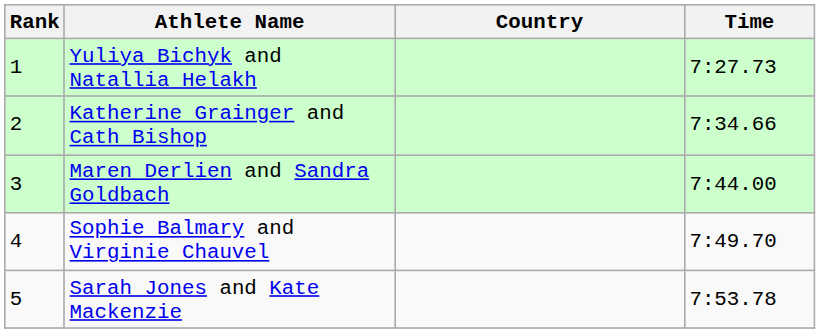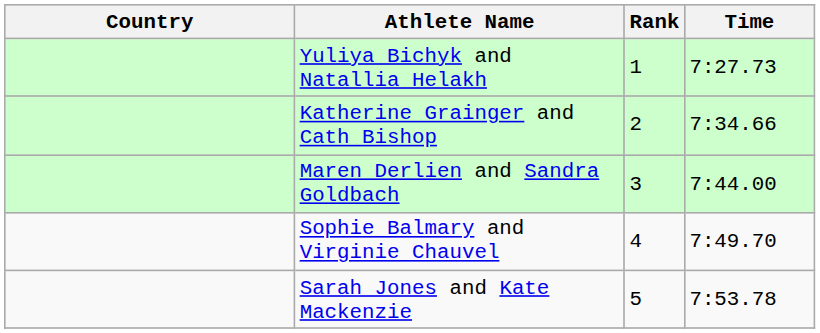columns swapped: (35, 22) <-> (539, 22)
